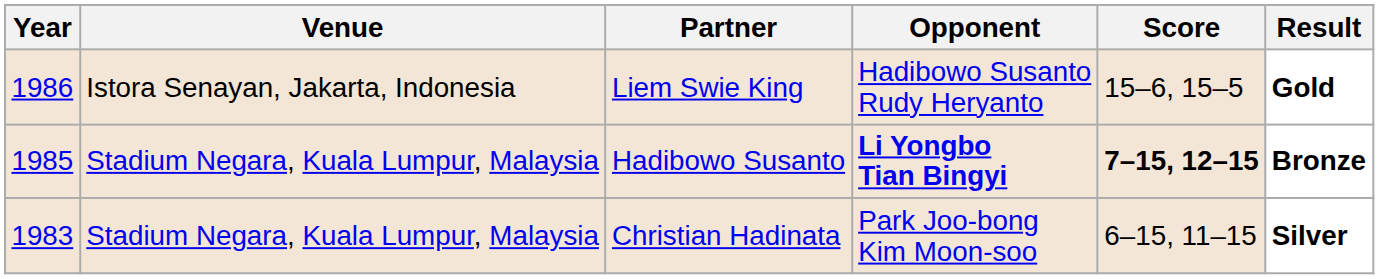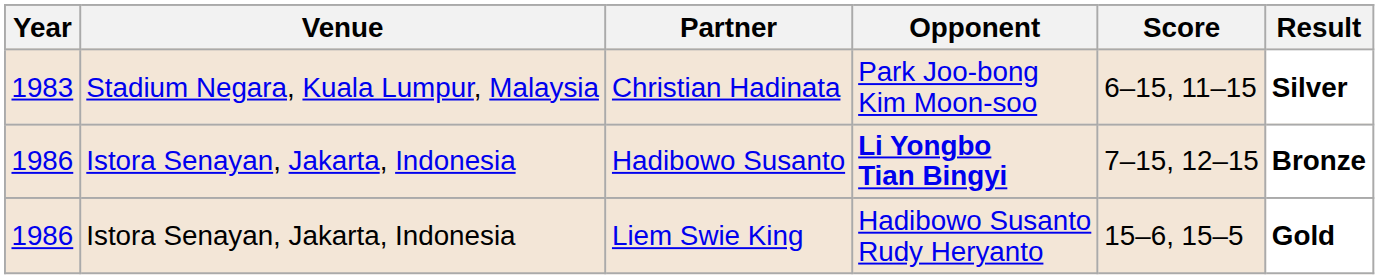rows swapped: (726, 236) <-> (708, 87)
(42, 161) 1985 -> (42, 161) 1986
(343, 161) Stadium Negara, Kuala Lumpur, Malaysia -> (301, 161) Istora Senayan, Jakarta, Indonesia
(1182, 161) bold -> (1182, 161) normal
